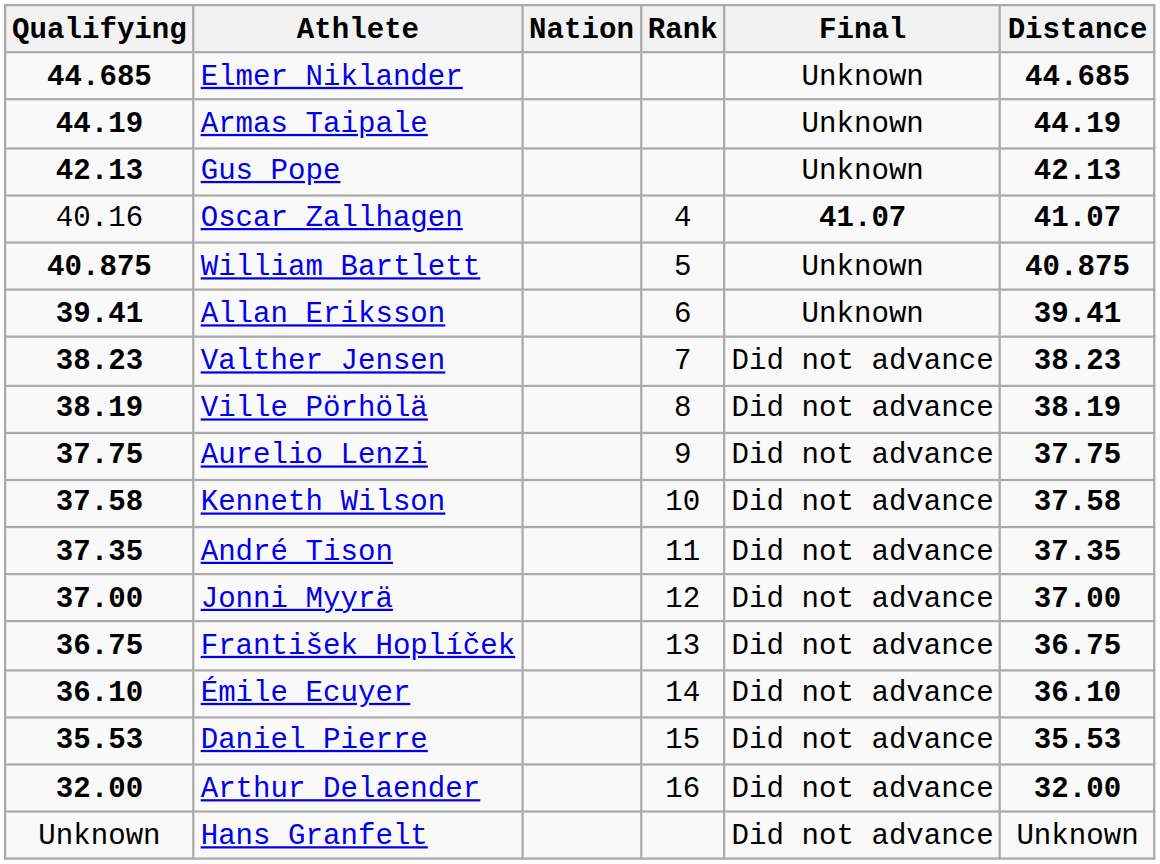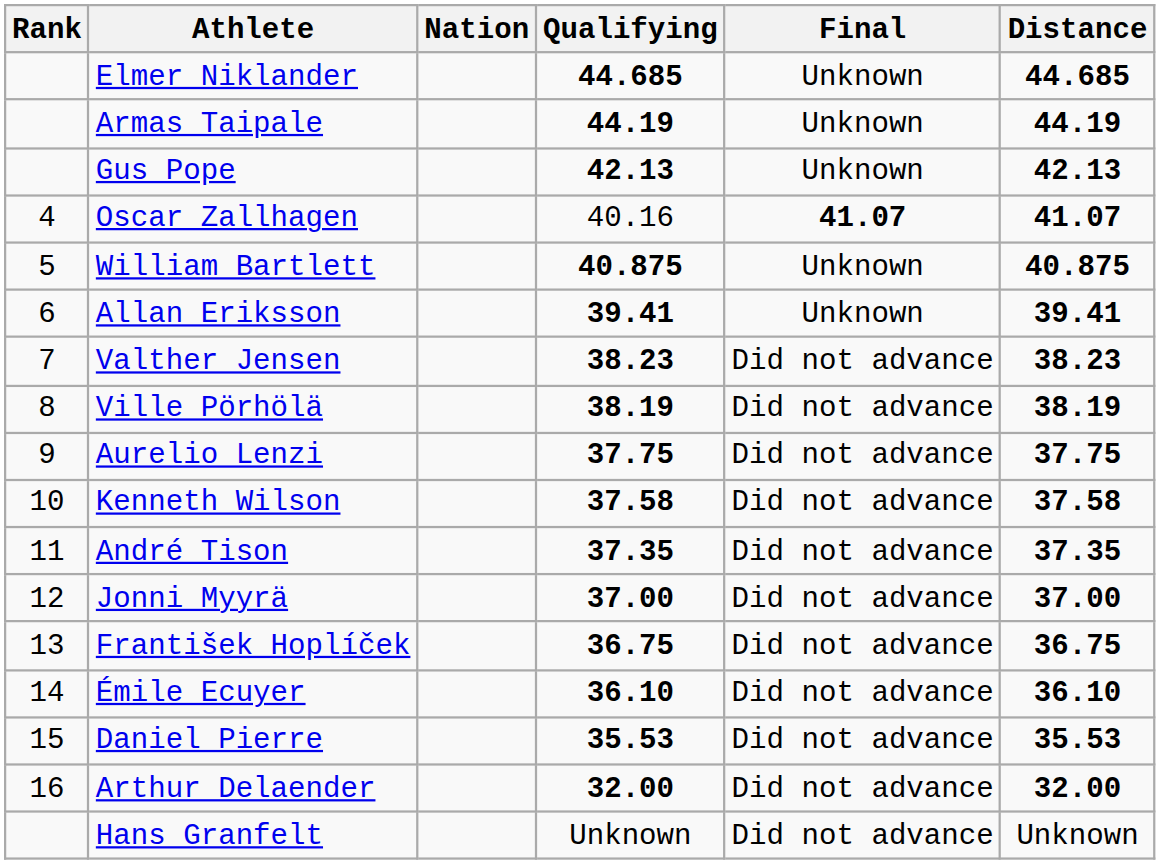columns swapped: (683, 29) <-> (99, 29)
